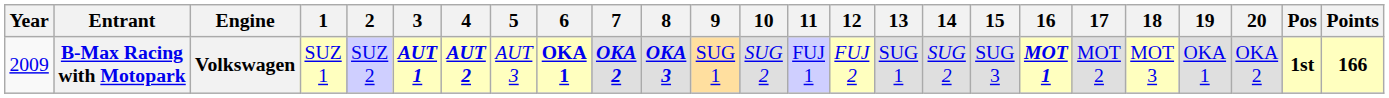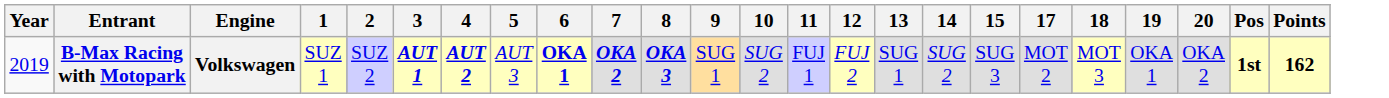- column: (1046, 20)
(29, 64) 2009 -> (29, 64) 2019
(1353, 64) 166 -> (1300, 64) 162
